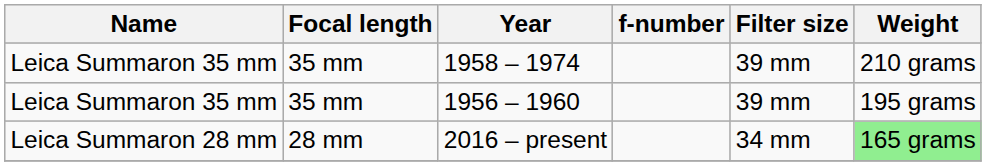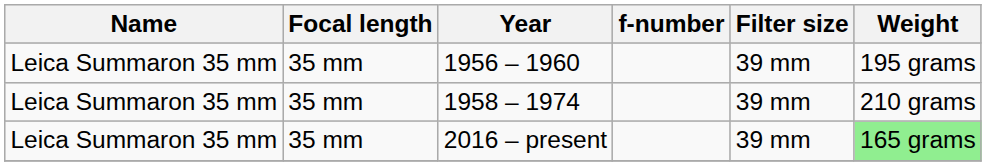rows swapped: (512, 101) <-> (512, 62)
(144, 140) Leica Summaron 28 mm -> (144, 140) Leica Summaron 35 mm
(326, 140) 28 mm -> (326, 140) 35 mm
(773, 140) 34 mm -> (773, 140) 39 mm
